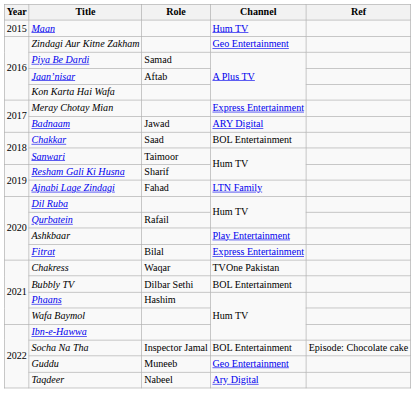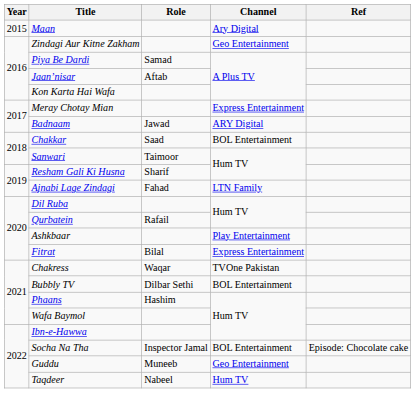(230, 28) Hum TV -> (236, 28) Ary Digital
(236, 380) Ary Digital -> (230, 380) Hum TV
